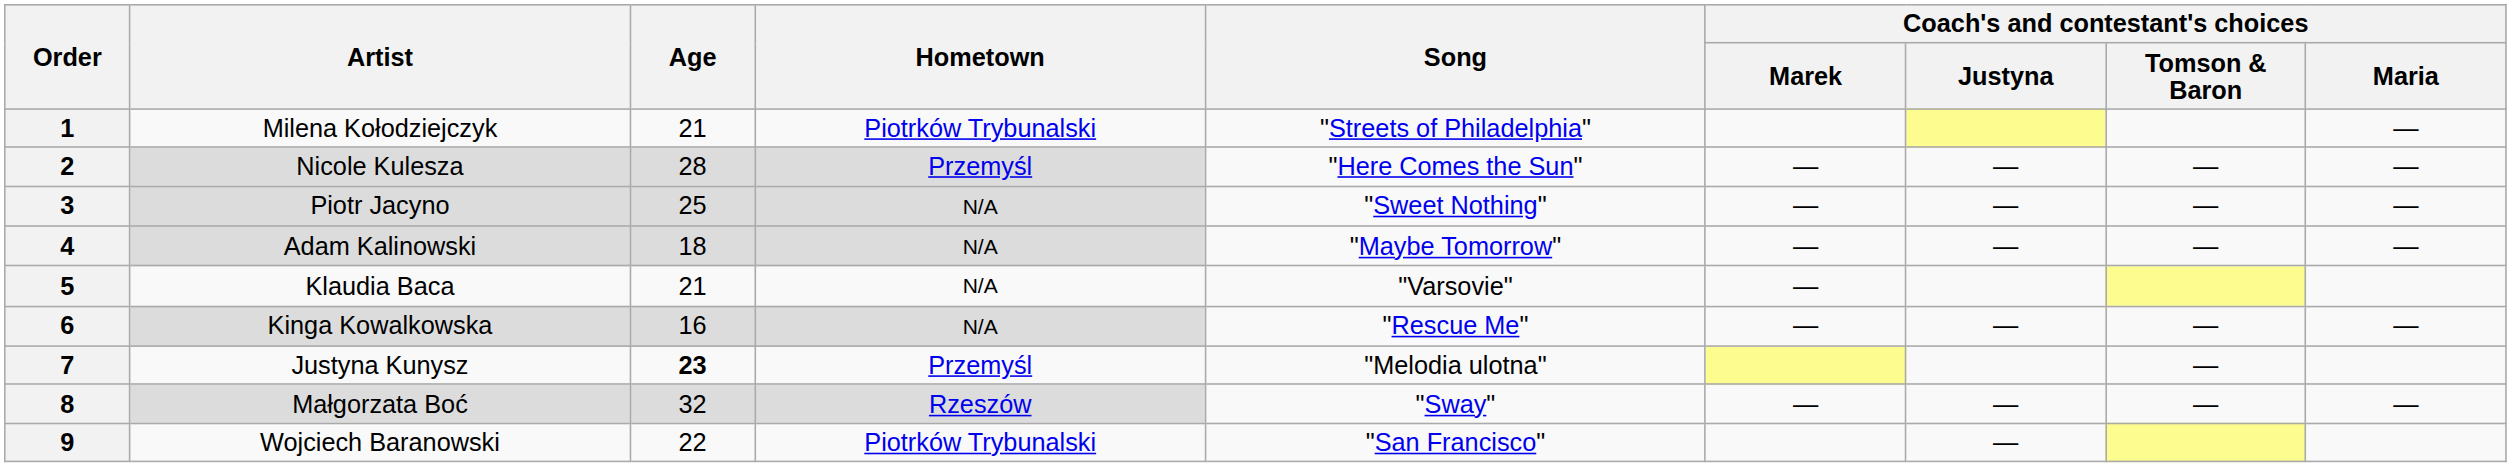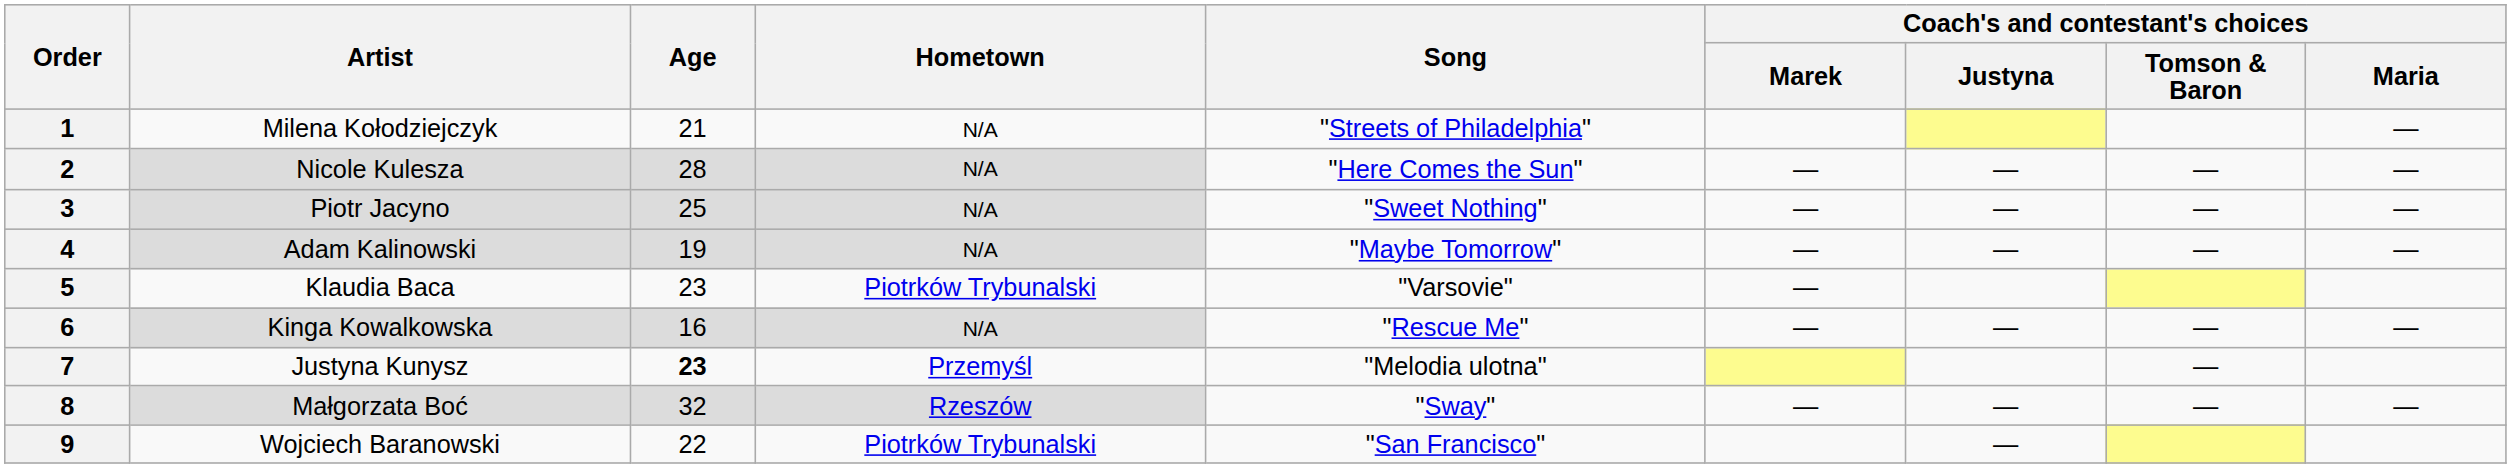(980, 128) Piotrków Trybunalski -> (980, 130) N/A
(980, 166) Przemyśl -> (980, 170) N/A
(693, 246) 18 -> (693, 249) 19
(693, 286) 21 -> (693, 288) 23
(980, 287) N/A -> (980, 288) Piotrków Trybunalski
